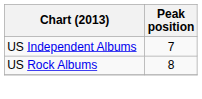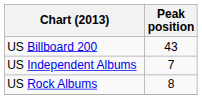+ row: (52, 46)
